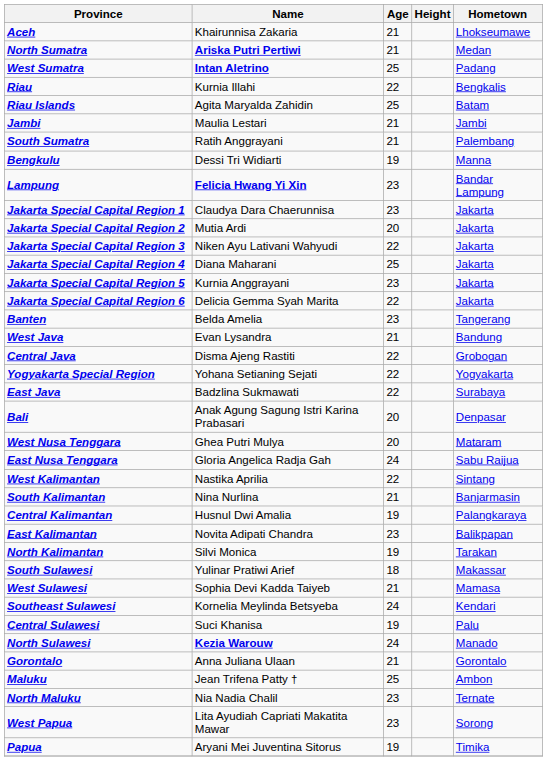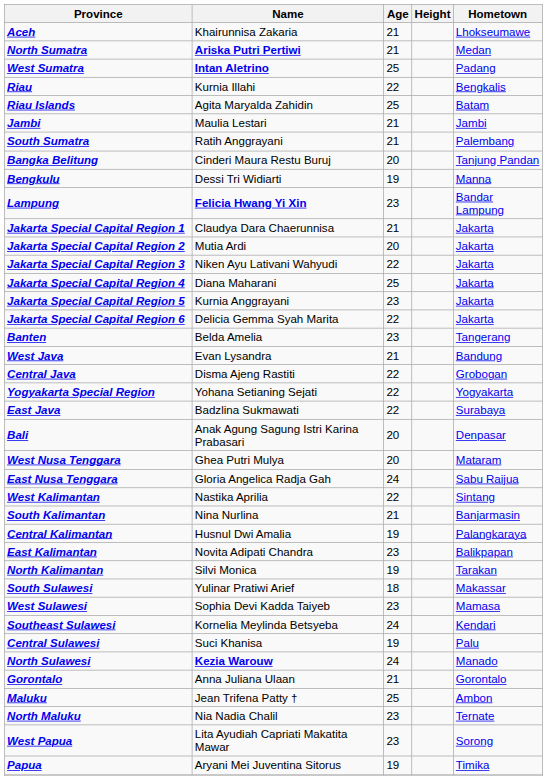+ row: (53, 160)
(393, 210) 23 -> (393, 228) 21
(393, 588) 21 -> (393, 606) 23
